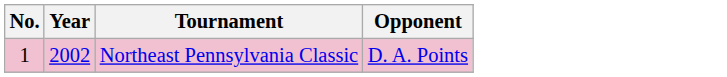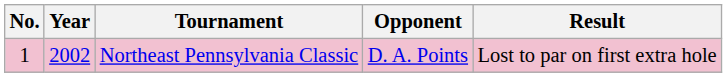+ column: (597, 21)
